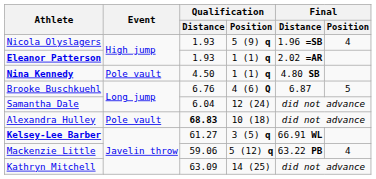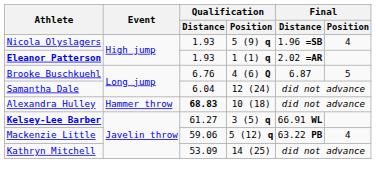- row: (40, 73)
(133, 120) Pole vault -> (139, 104) Hammer throw
(203, 166) 63.09 -> (203, 151) 53.09
